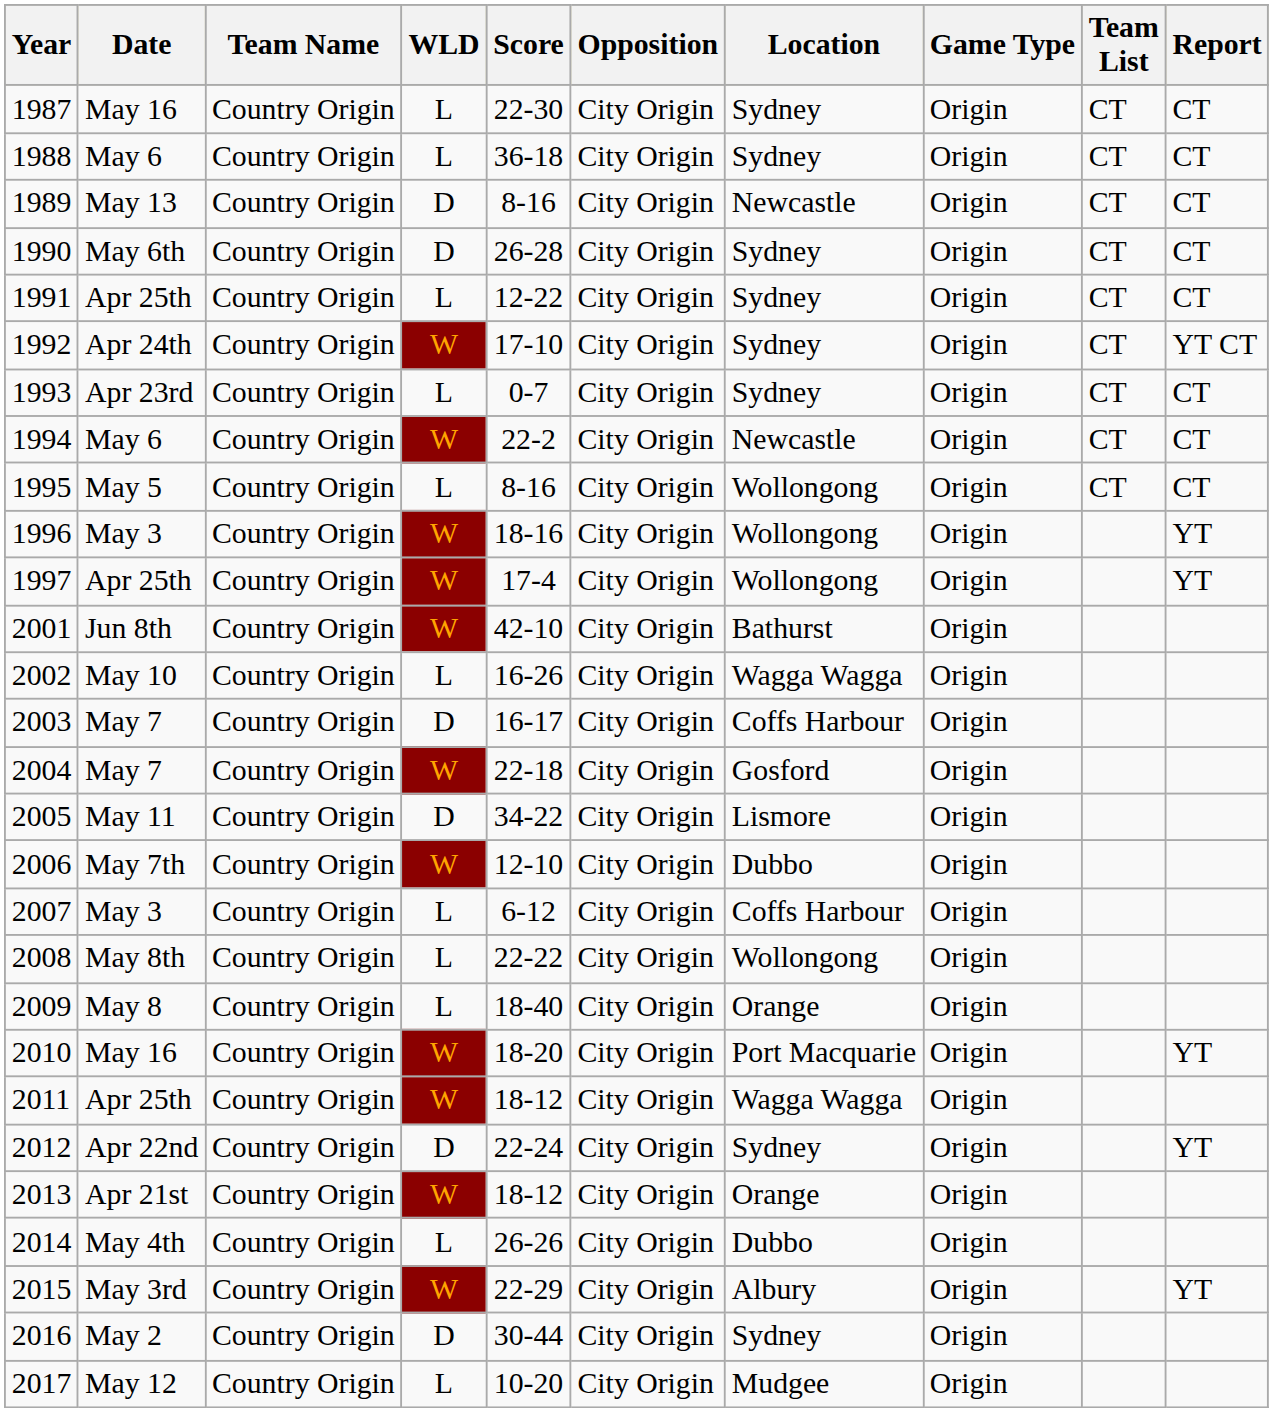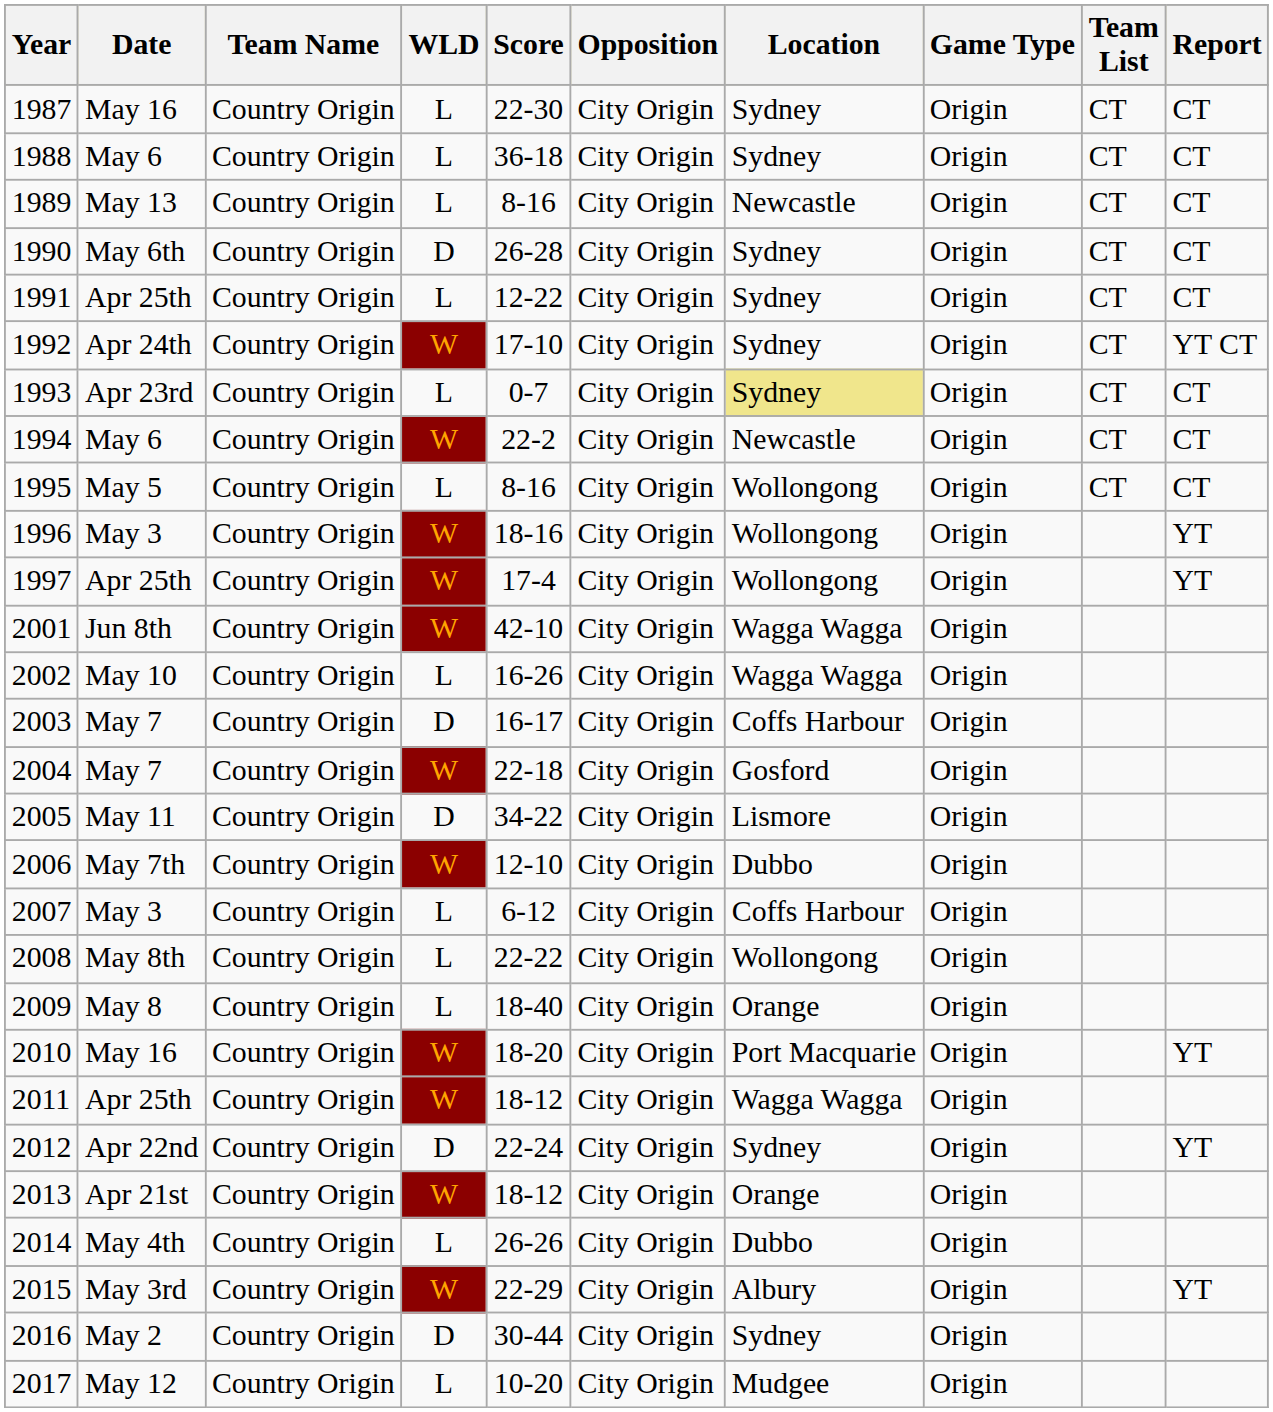(444, 203) D -> (444, 203) L
(776, 391) no background -> (776, 391) khaki background
(782, 627) Bathurst -> (817, 627) Wagga Wagga
